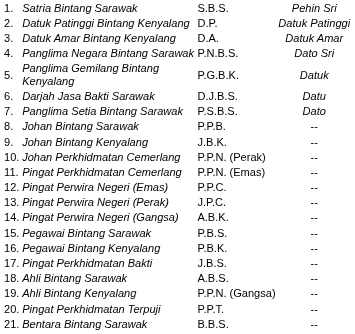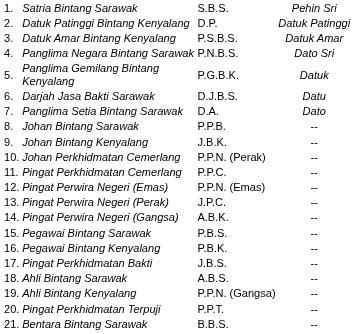(208, 38) D.A. -> (218, 38) P.S.B.S.
(218, 111) P.S.B.S. -> (208, 111) D.A.
(231, 172) P.P.N. (Emas) -> (212, 172) P.P.C.
(212, 187) P.P.C. -> (231, 187) P.P.N. (Emas)
